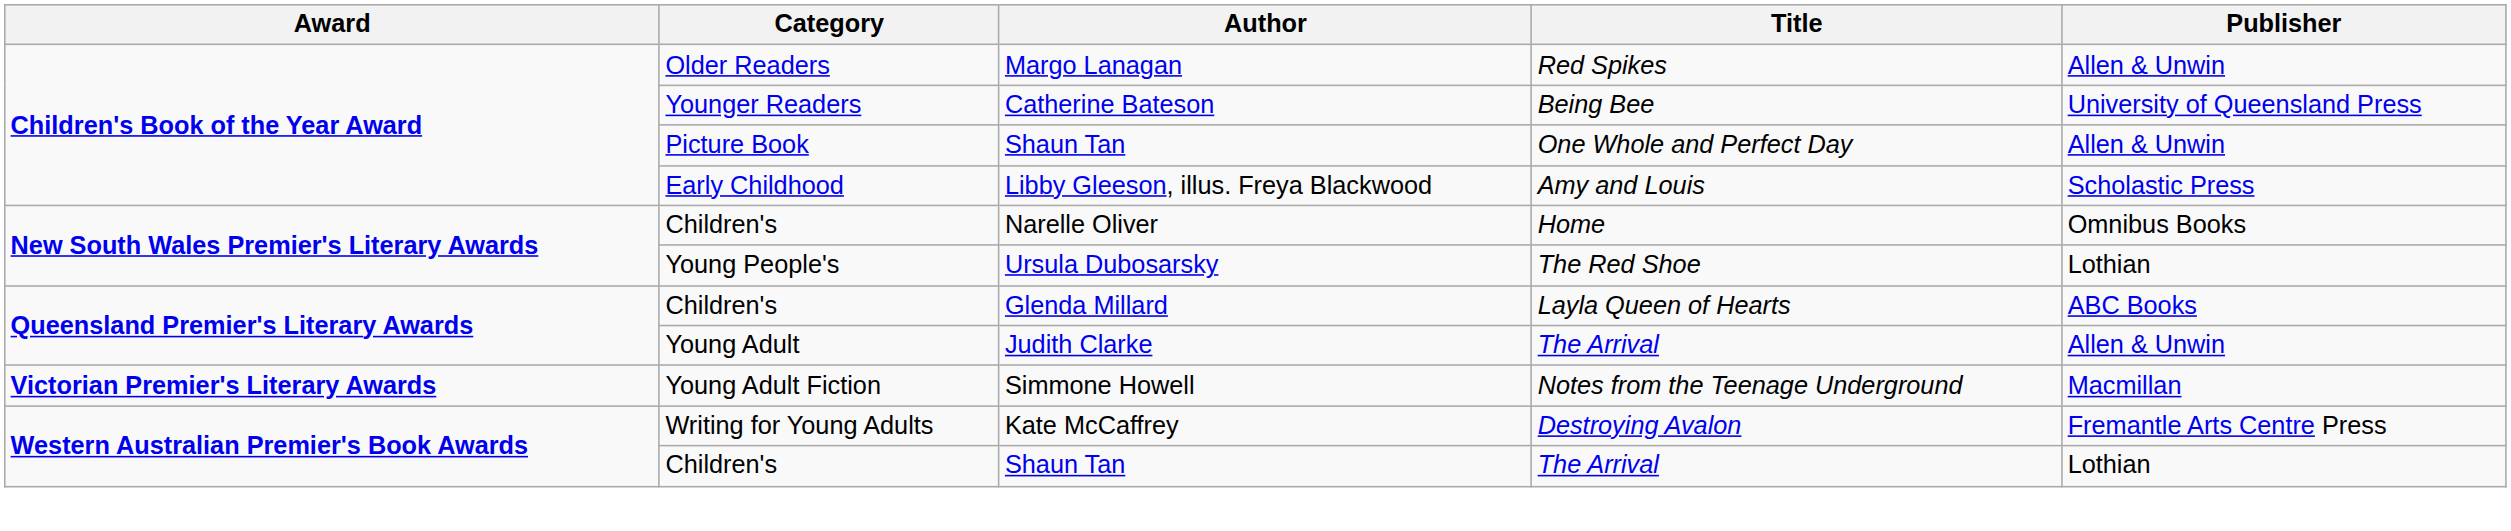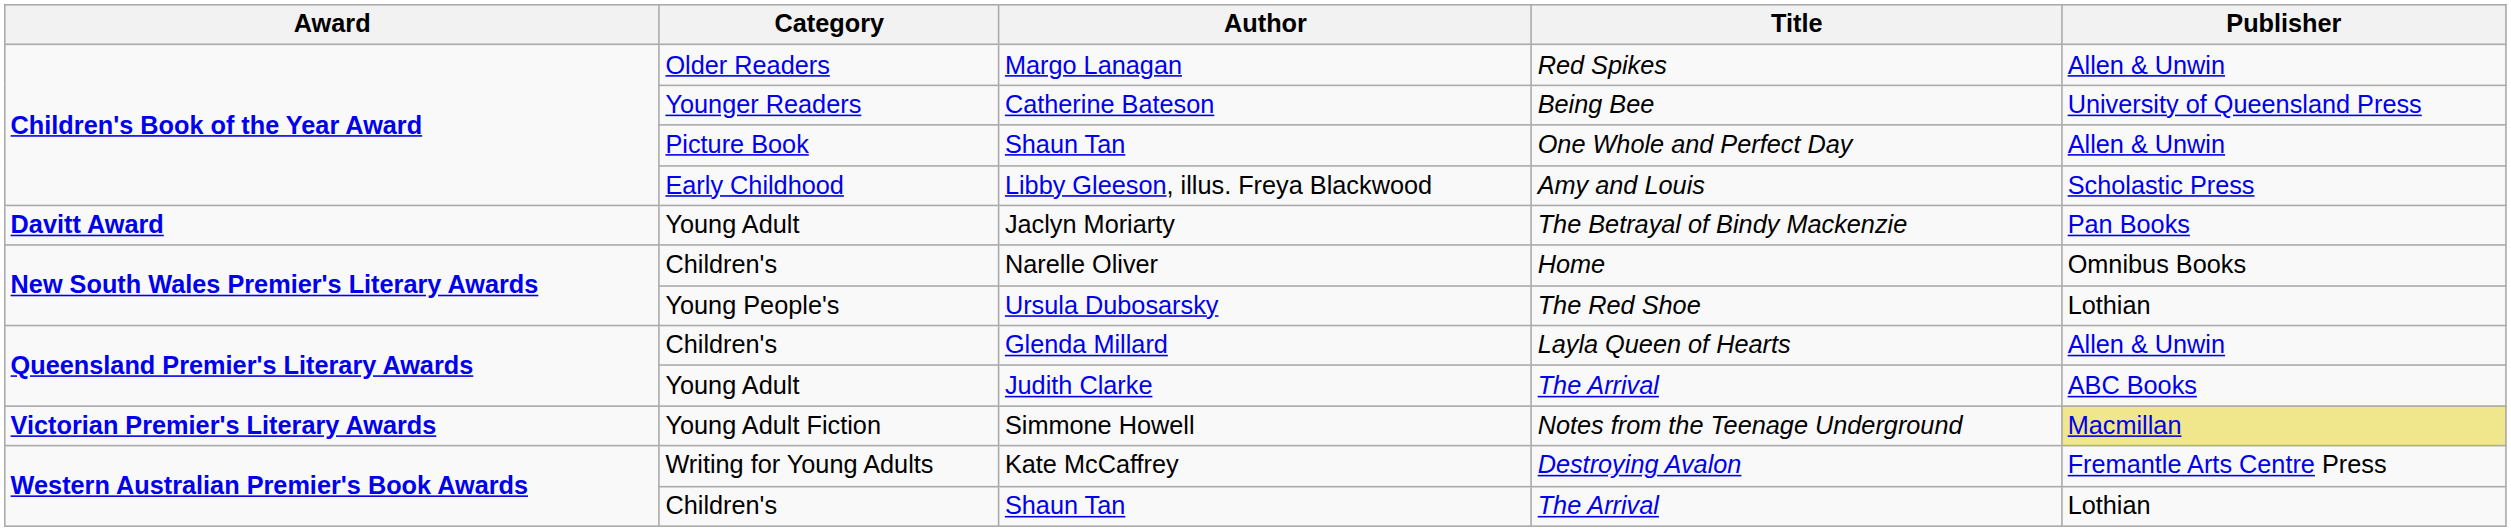+ row: (732, 225)
(2132, 305) ABC Books -> (2146, 345) Allen & Unwin
(2146, 345) Allen & Unwin -> (2132, 385) ABC Books
(2125, 385) no background -> (2125, 425) khaki background
